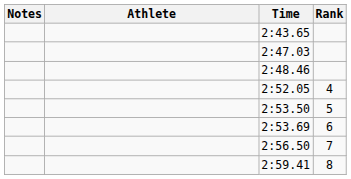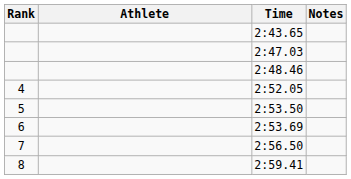columns swapped: (330, 14) <-> (25, 14)
